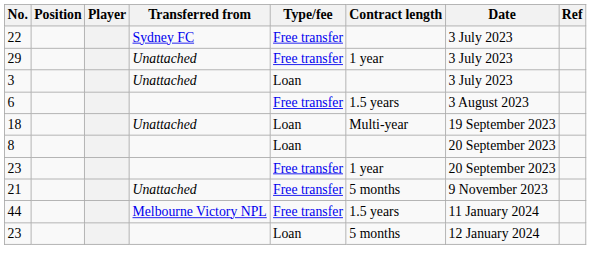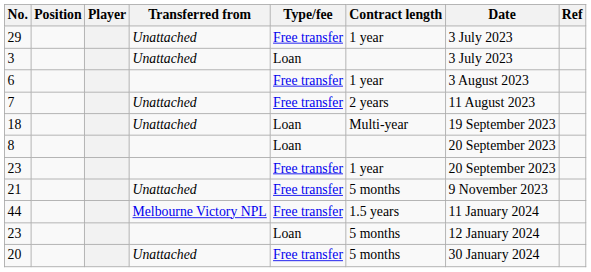- row: (14, 37)
(374, 102) 1.5 years -> (366, 80) 1 year
+ row: (11, 102)
+ row: (14, 255)
